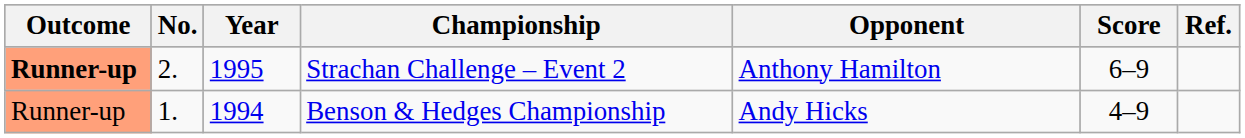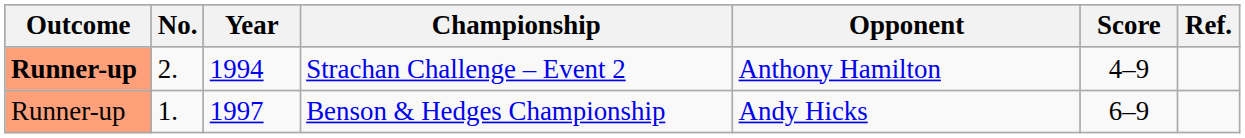(237, 68) 1995 -> (237, 68) 1994
(1129, 68) 6–9 -> (1129, 68) 4–9
(237, 111) 1994 -> (237, 111) 1997
(1129, 111) 4–9 -> (1129, 111) 6–9
